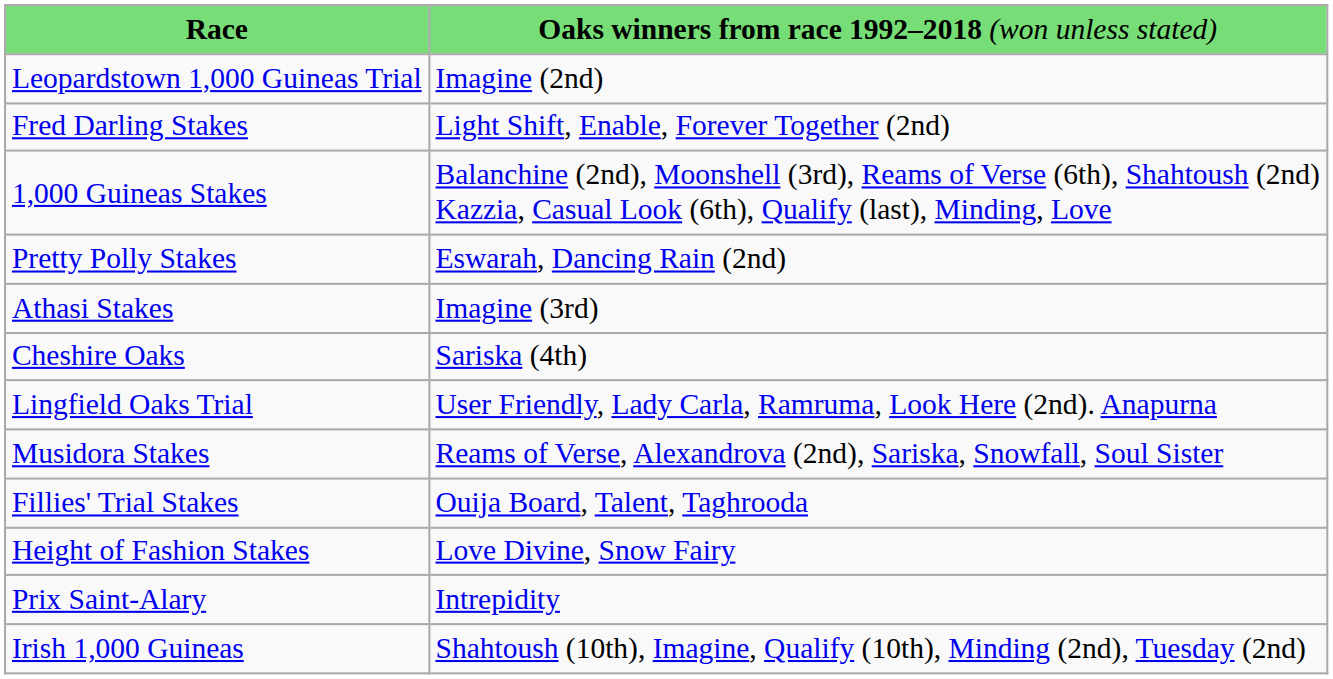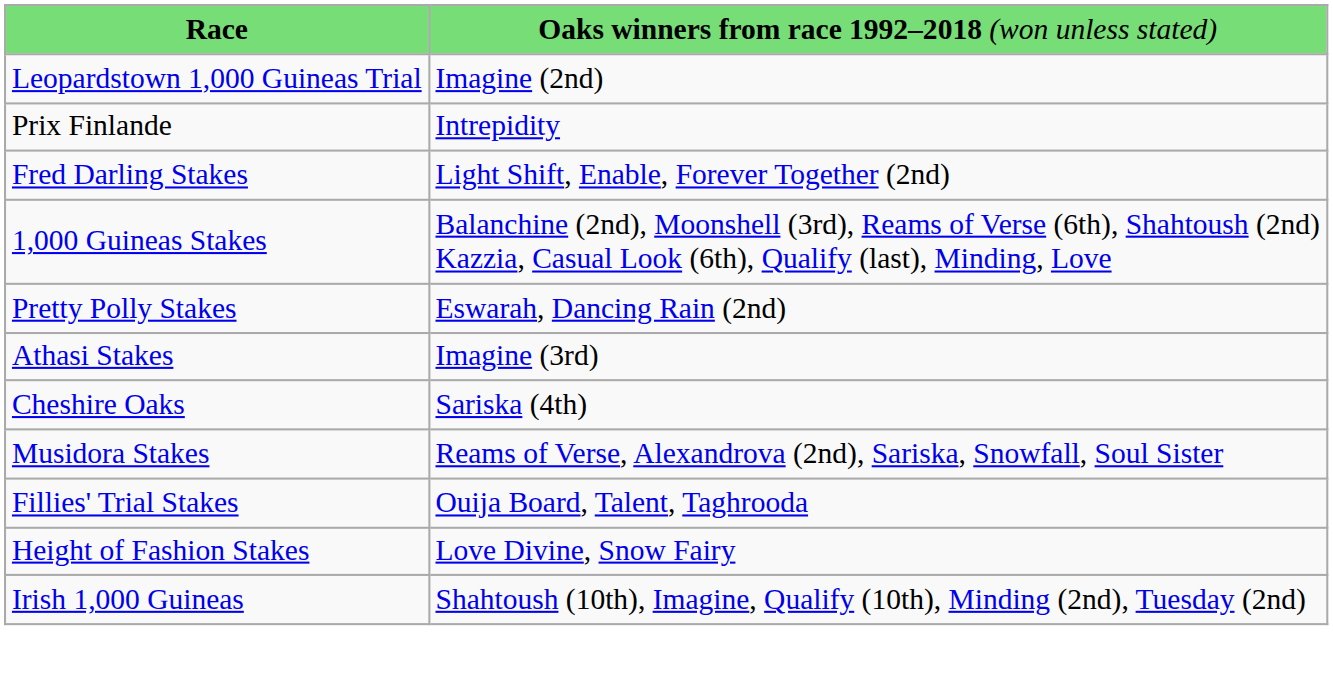+ row: (92, 126)
- row: (132, 404)
- row: (109, 599)
